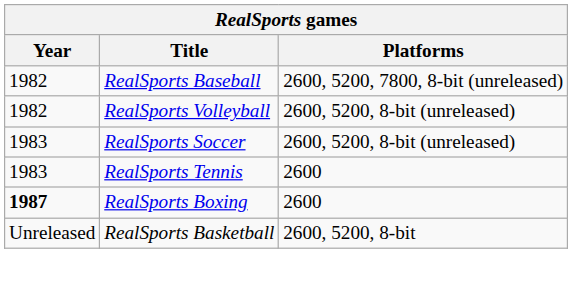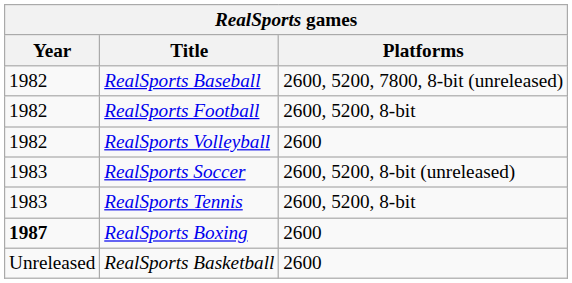+ row: (182, 111)
(399, 111) 2600, 5200, 8-bit (unreleased) -> (302, 141) 2600
(302, 171) 2600 -> (349, 202) 2600, 5200, 8-bit
(349, 232) 2600, 5200, 8-bit -> (302, 263) 2600
